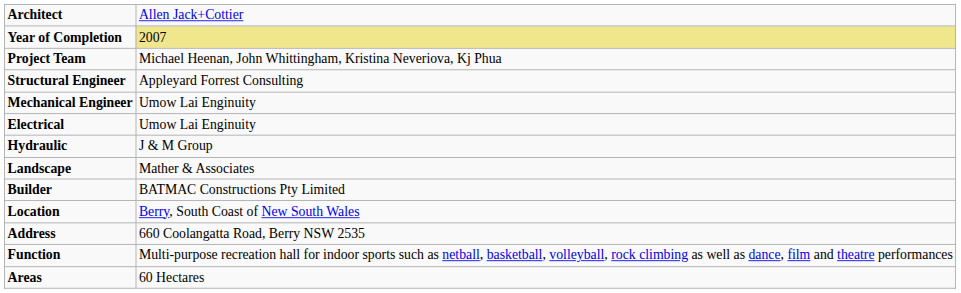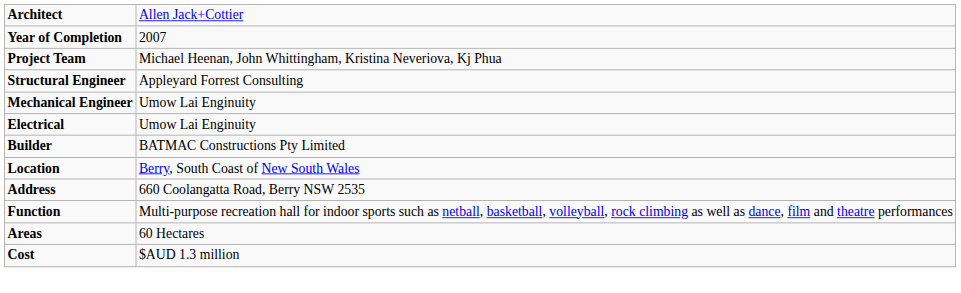(153, 37) khaki background -> (153, 37) no background
- row: (37, 146)
- row: (39, 168)
+ row: (21, 255)
